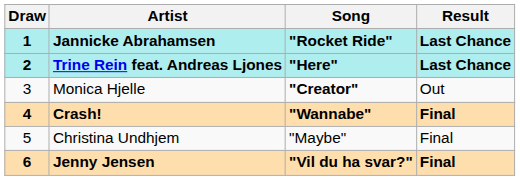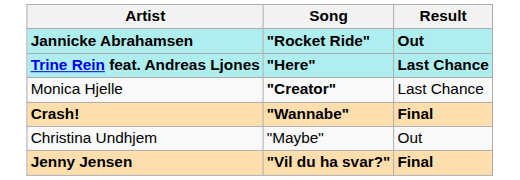- column: (27, 16)
(465, 41) Last Chance -> (411, 41) Out
(432, 89) Out -> (441, 89) Last Chance
(436, 138) Final -> (410, 138) Out
